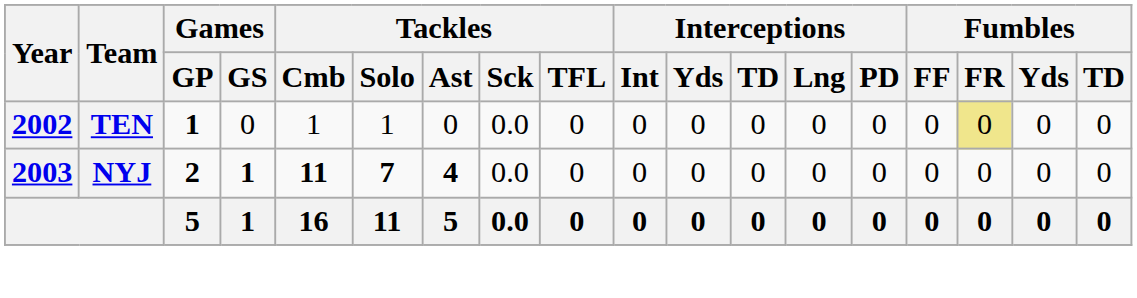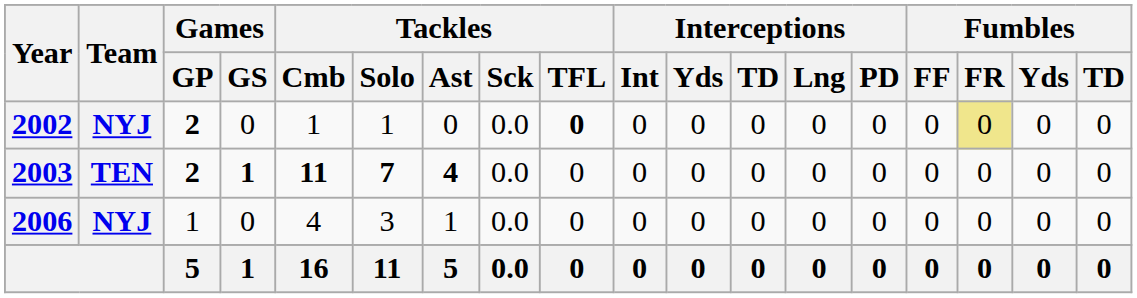(122, 124) TEN -> (122, 124) NYJ
(192, 124) 1 -> (192, 124) 2
(577, 124) normal -> (577, 124) bold
(122, 172) NYJ -> (122, 172) TEN
+ row: (42, 220)
